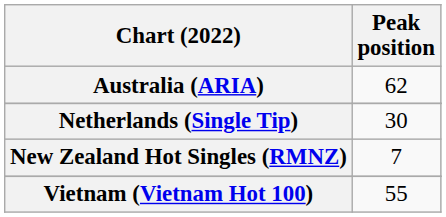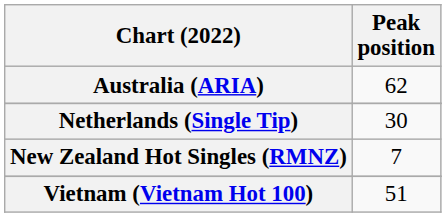(396, 193) 55 -> (396, 193) 51
